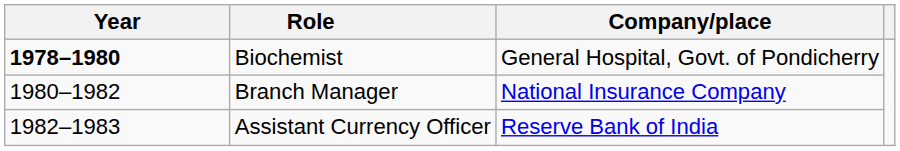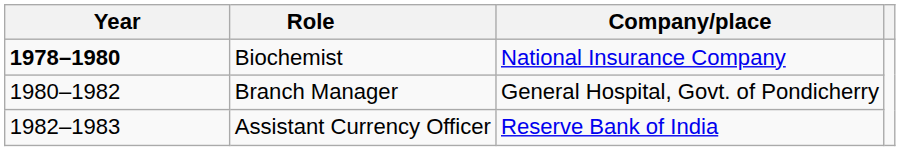(690, 57) General Hospital, Govt. of Pondicherry -> (643, 57) National Insurance Company
(643, 92) National Insurance Company -> (690, 92) General Hospital, Govt. of Pondicherry
